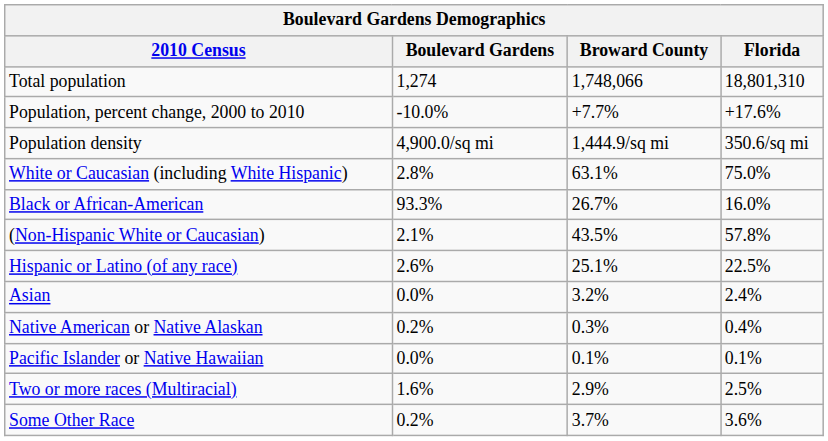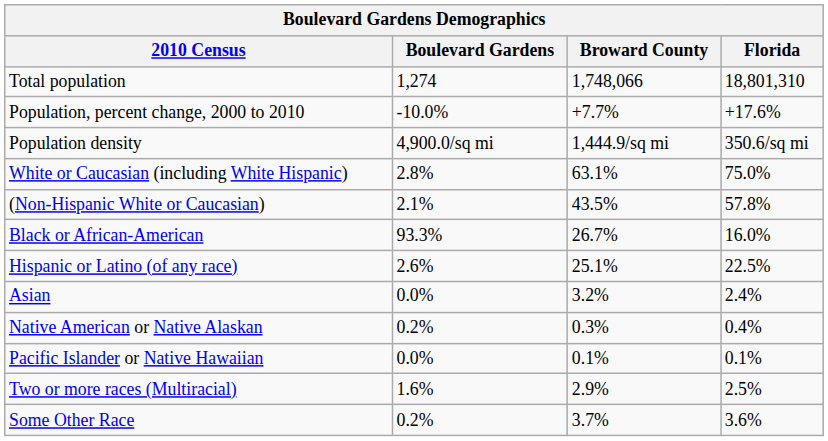rows swapped: (137, 235) <-> (106, 204)
